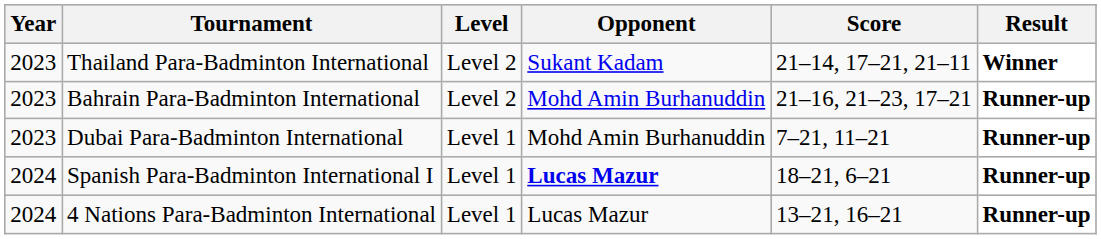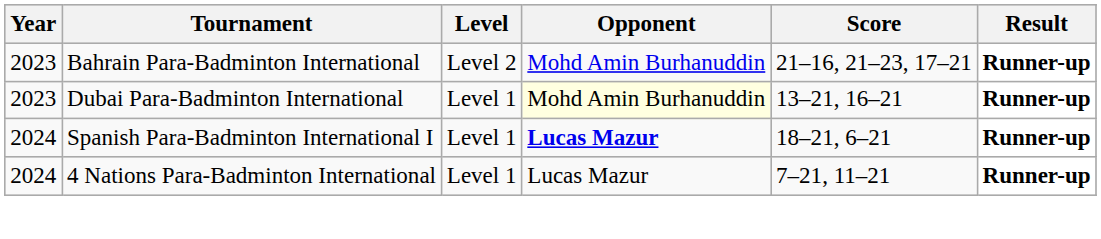- row: (248, 61)
(646, 137) no background -> (646, 99) lightyellow background
(833, 137) 7–21, 11–21 -> (839, 99) 13–21, 16–21
(839, 213) 13–21, 16–21 -> (833, 175) 7–21, 11–21
